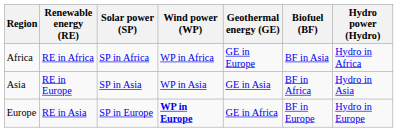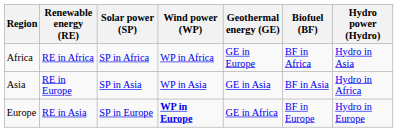(307, 57) BF in Asia -> (298, 57) BF in Africa
(354, 57) Hydro in Africa -> (354, 57) Hydro in Asia
(298, 85) BF in Africa -> (307, 85) BF in Asia
(354, 85) Hydro in Asia -> (354, 85) Hydro in Africa
